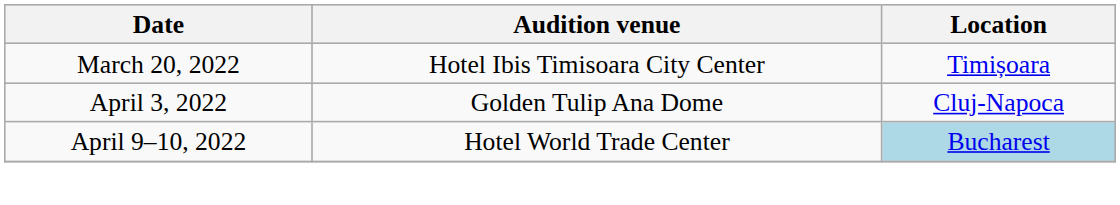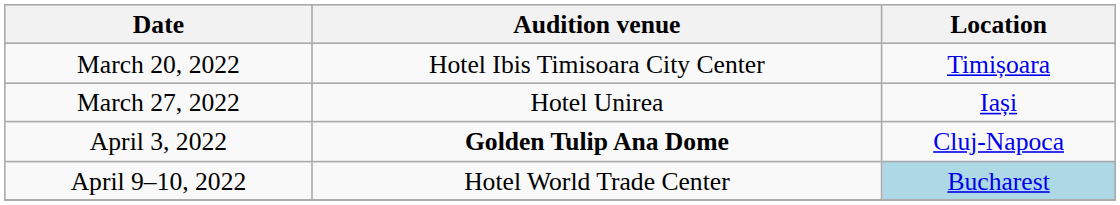+ row: (158, 102)
(597, 102) normal -> (597, 141) bold
